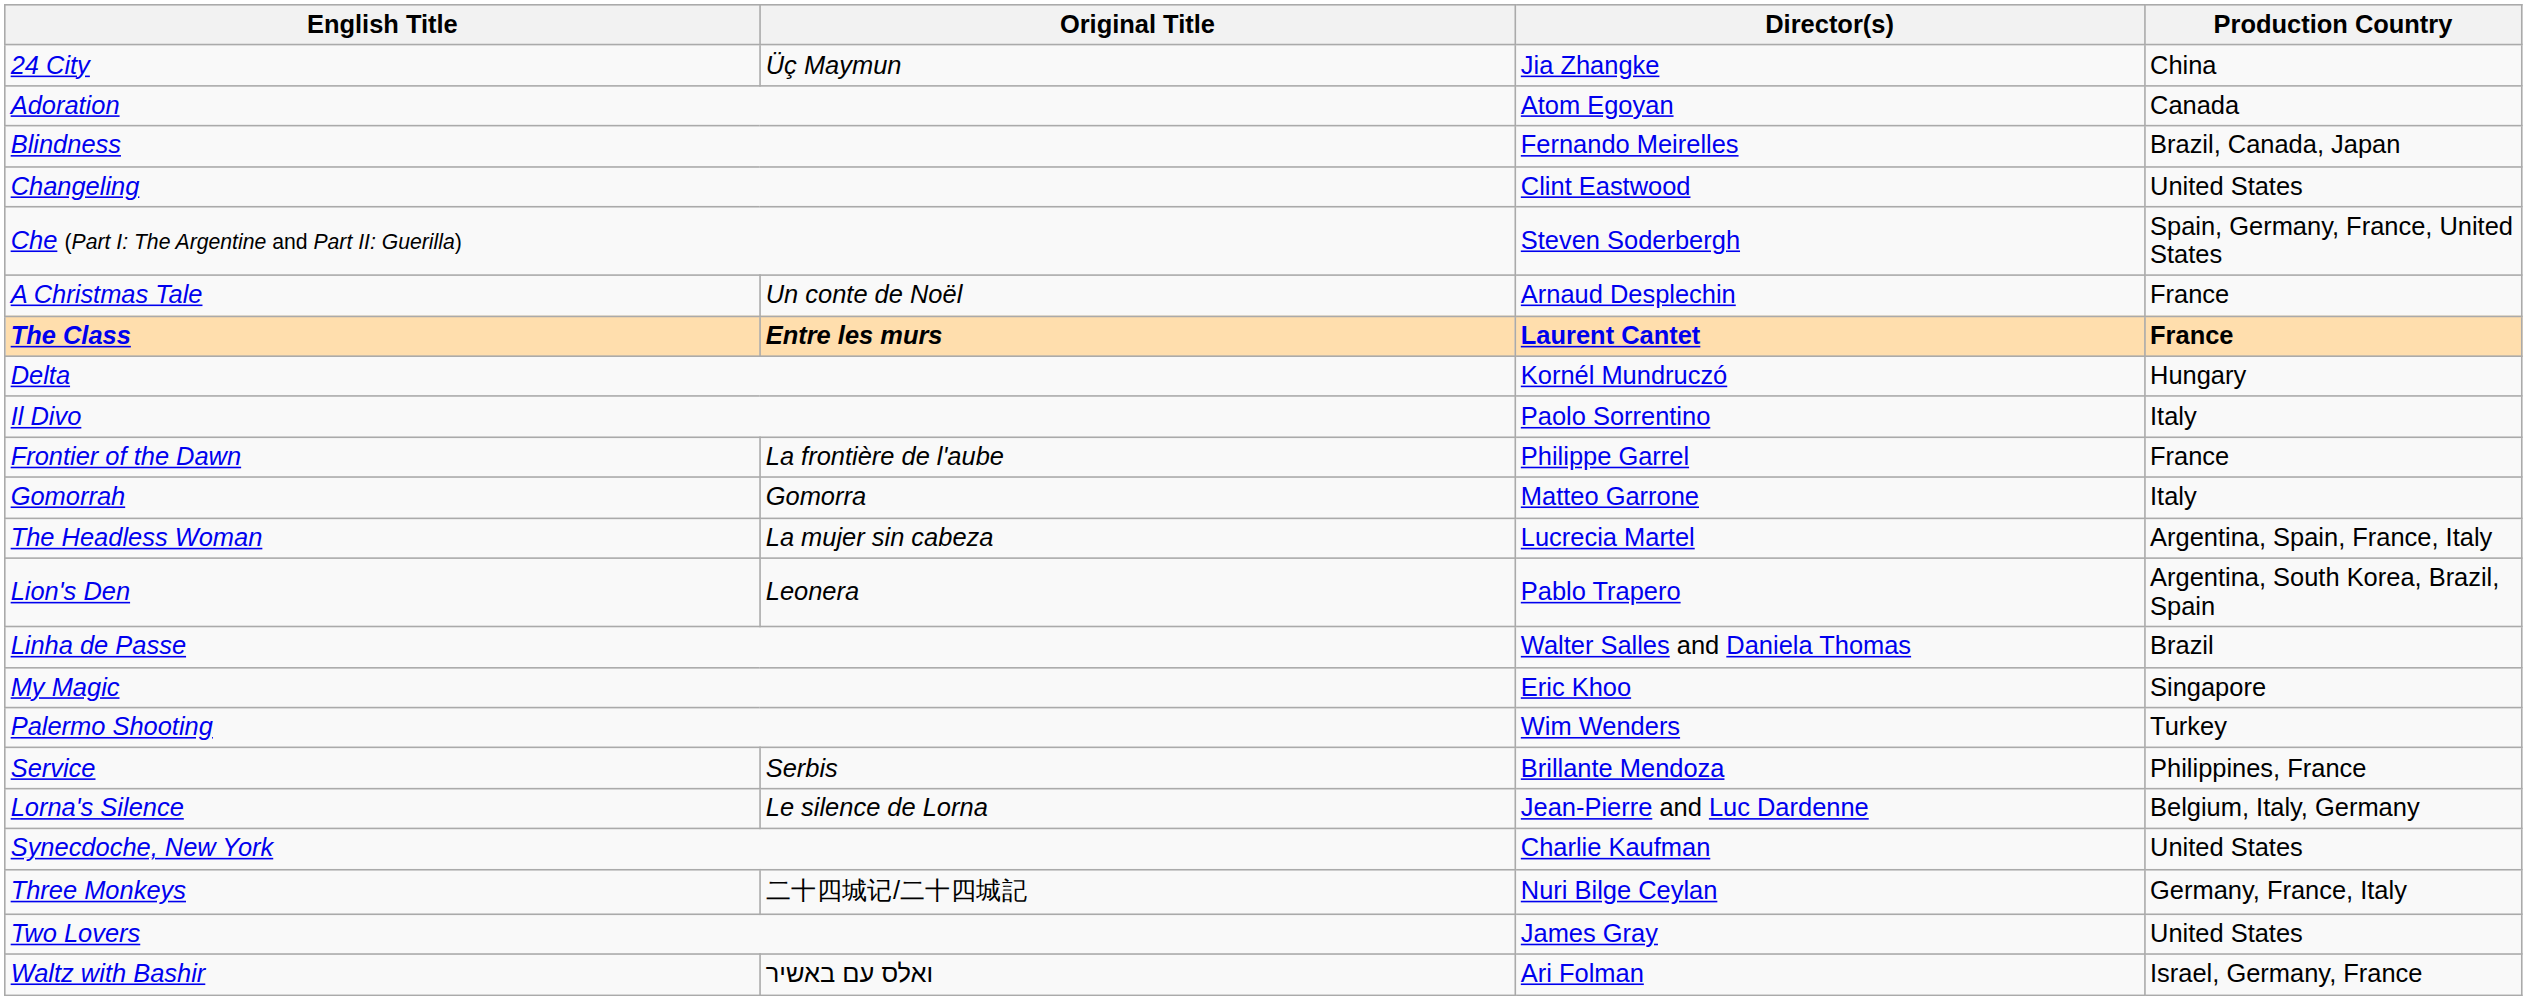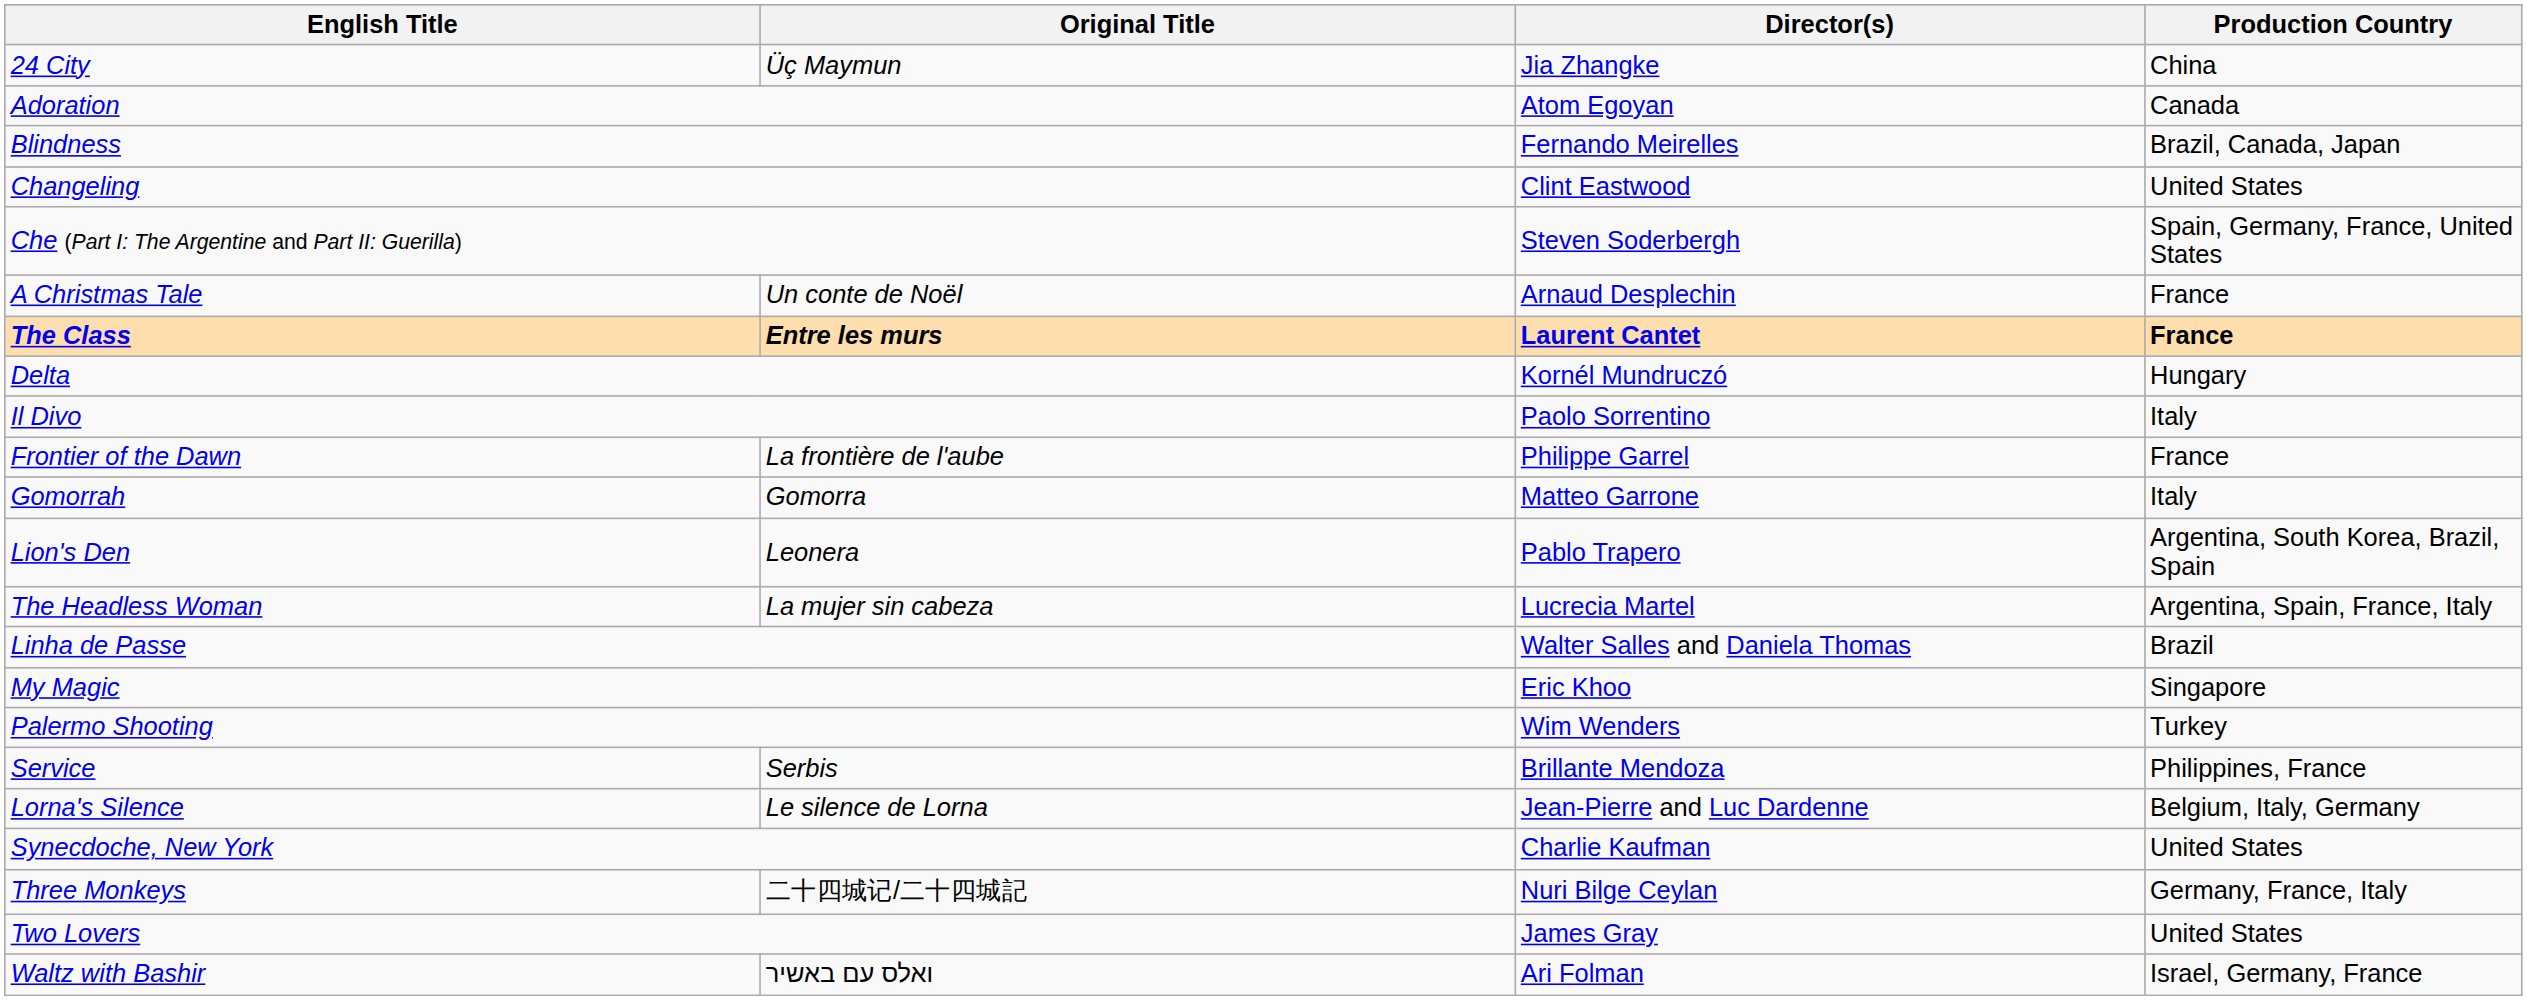rows swapped: (137, 537) <-> (70, 592)
